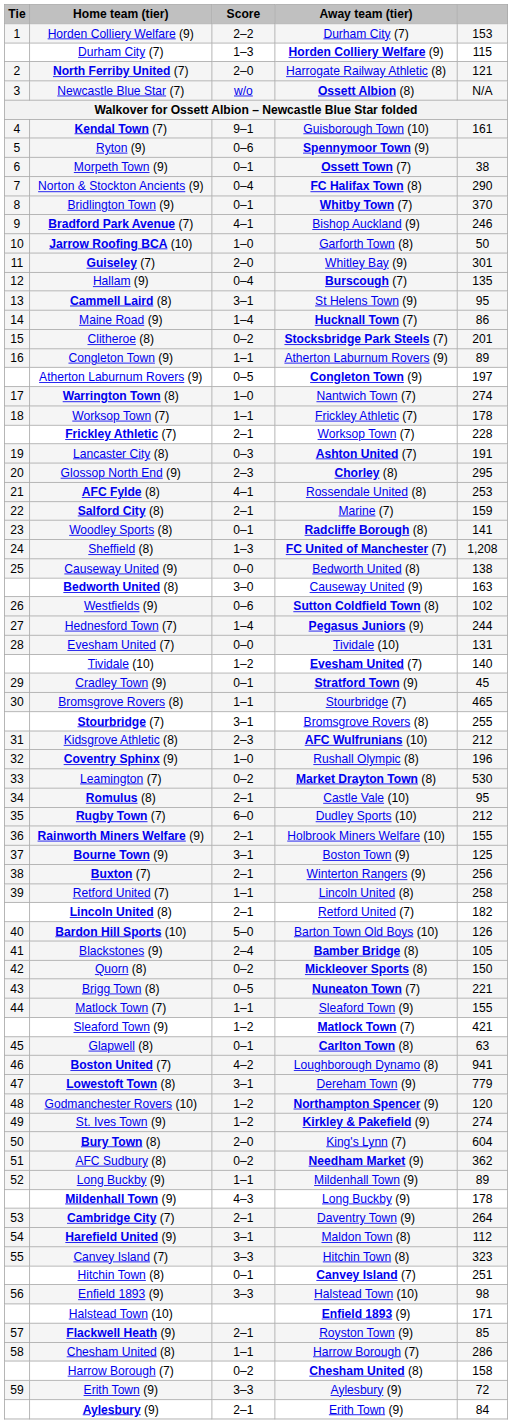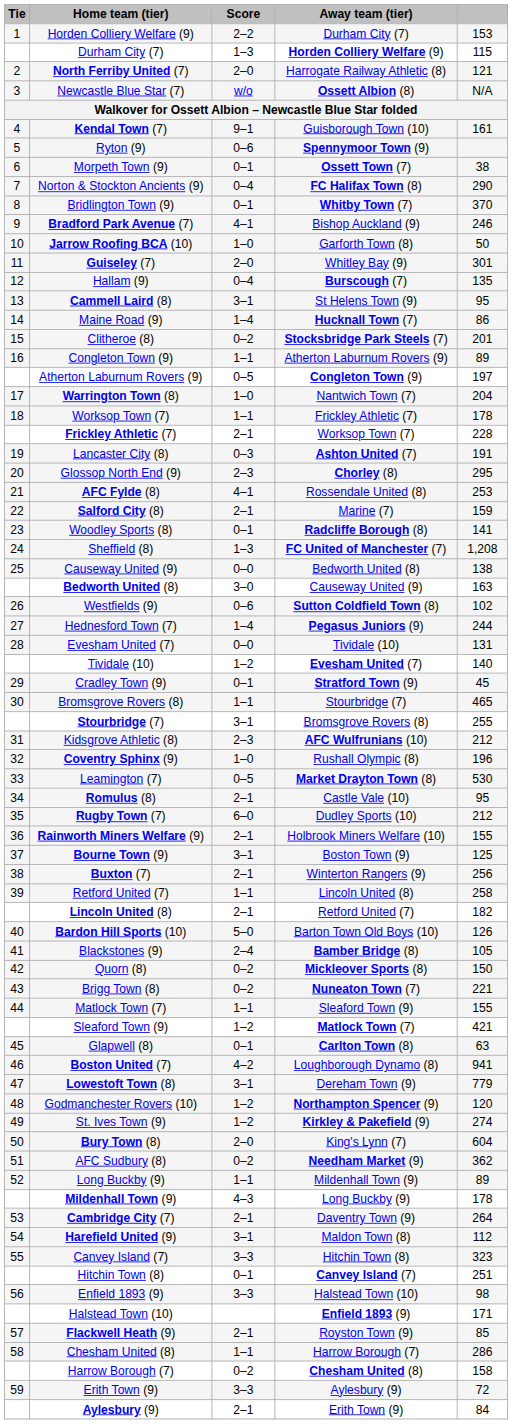(482, 397) 274 -> (482, 397) 204
(243, 779) 0–2 -> (243, 779) 0–5
(243, 989) 0–5 -> (243, 989) 0–2
